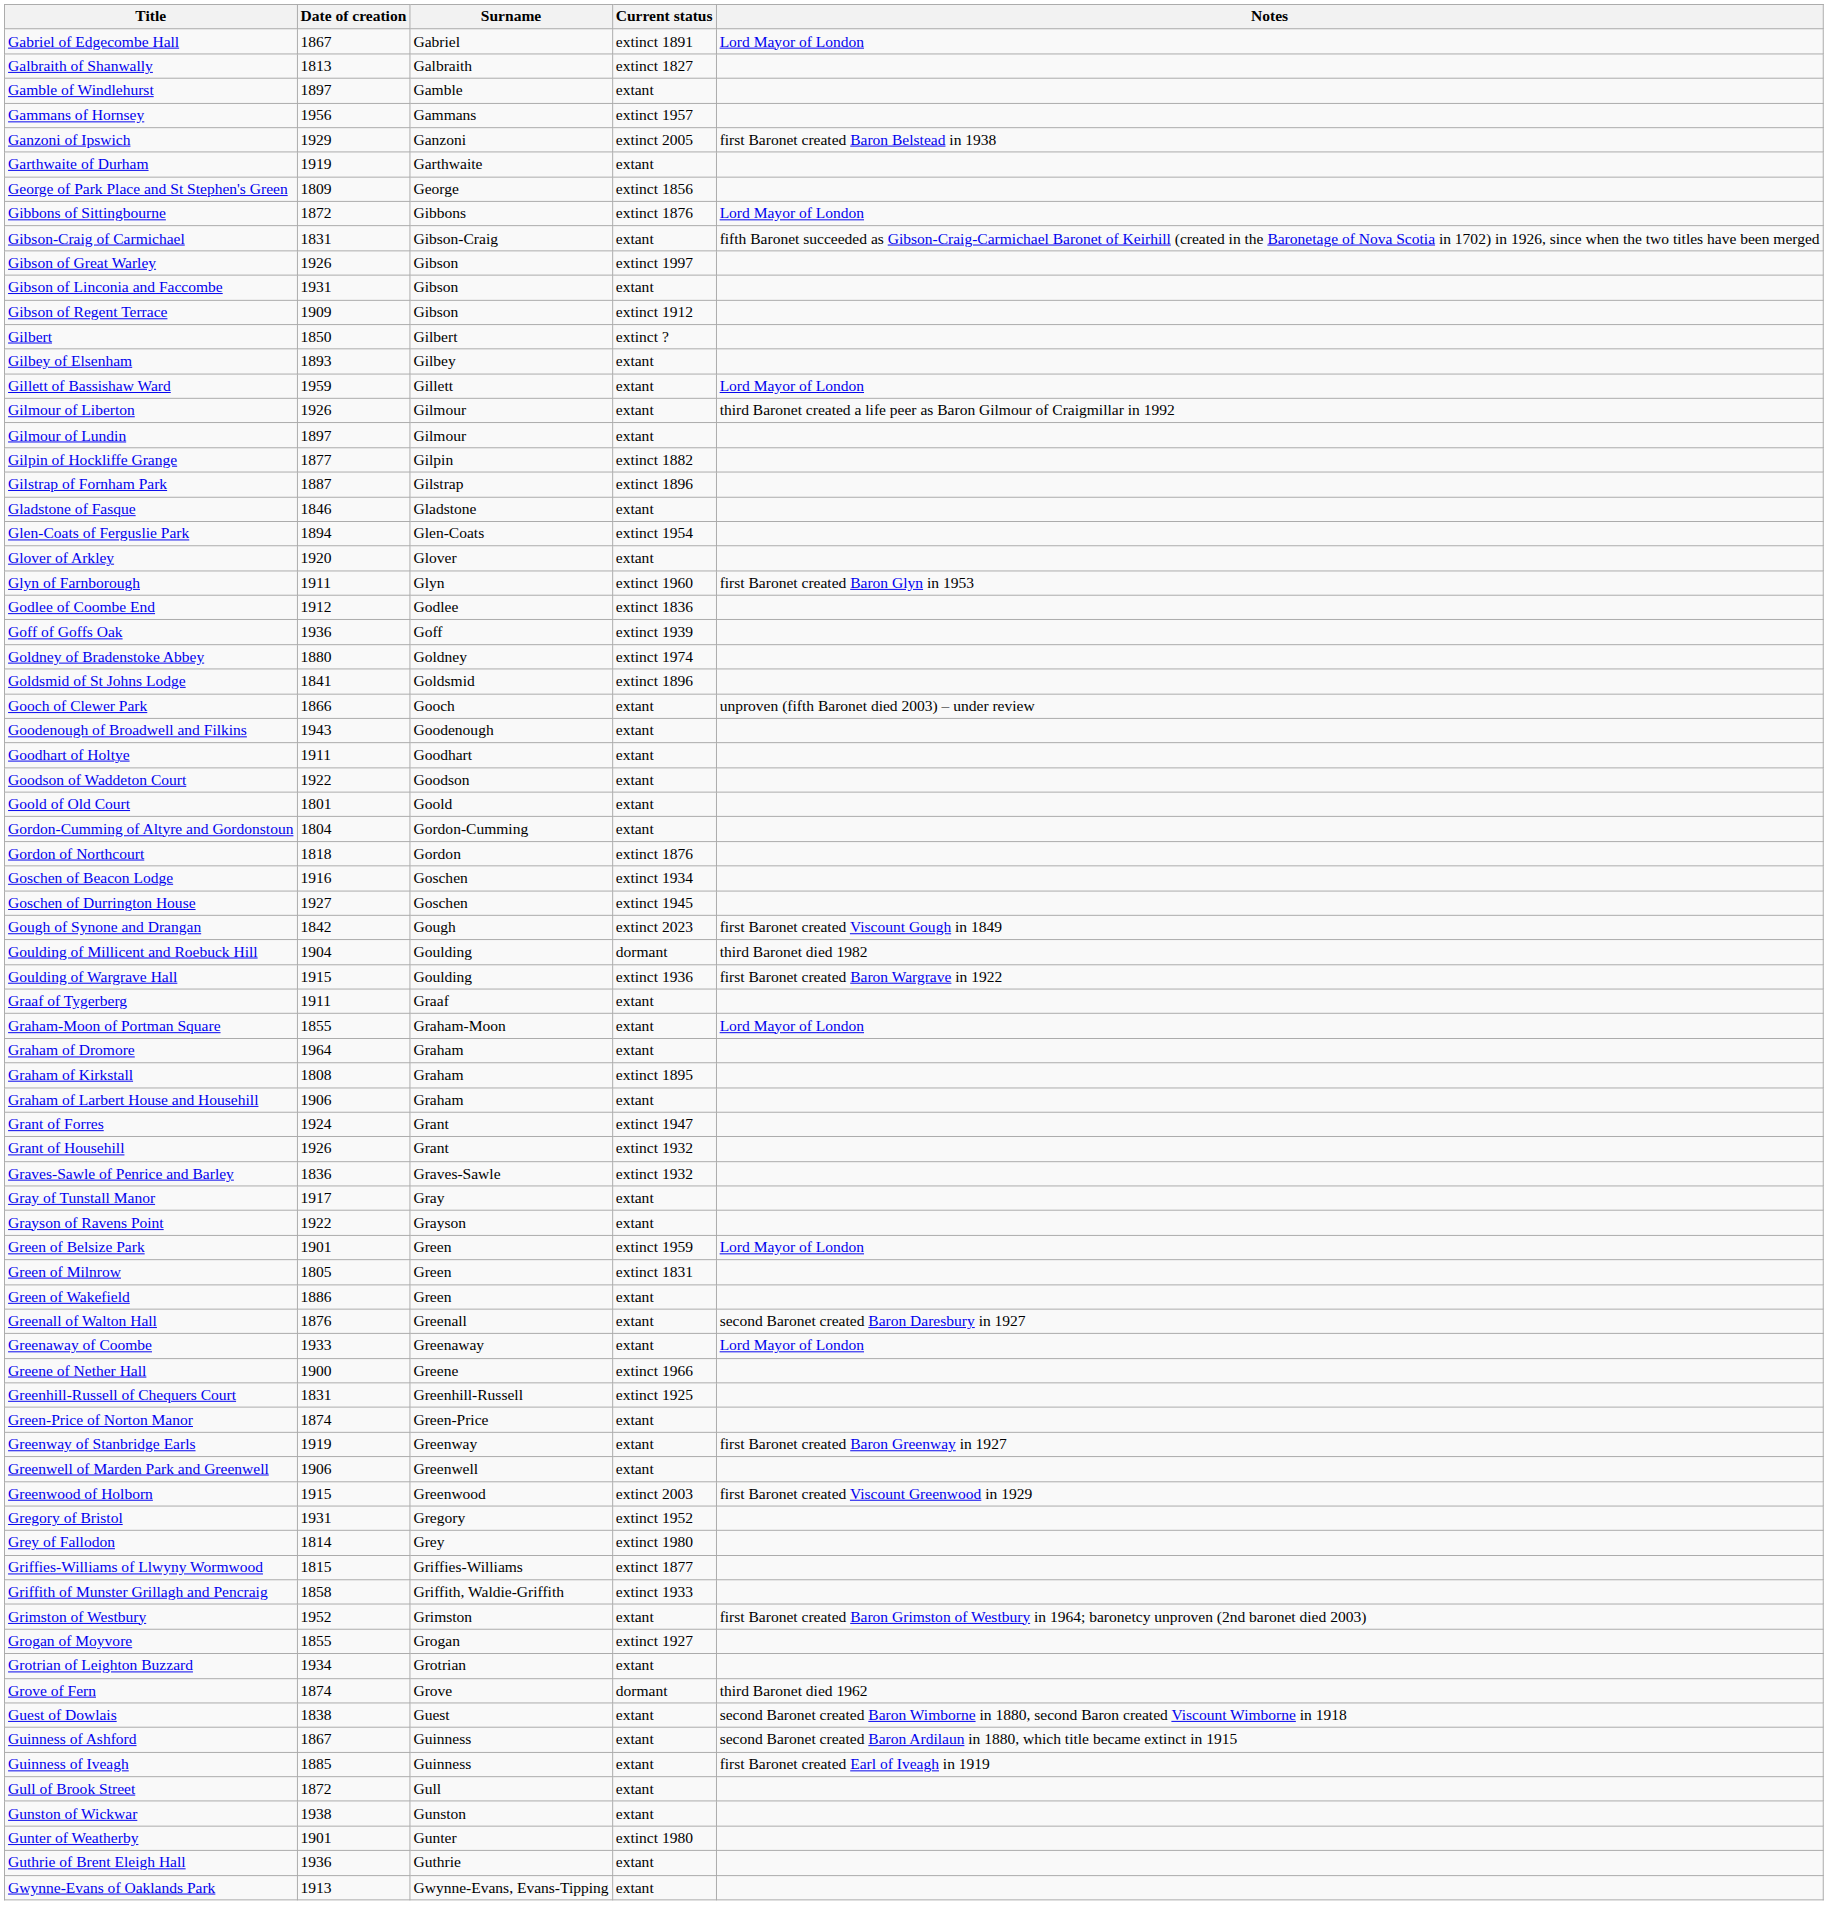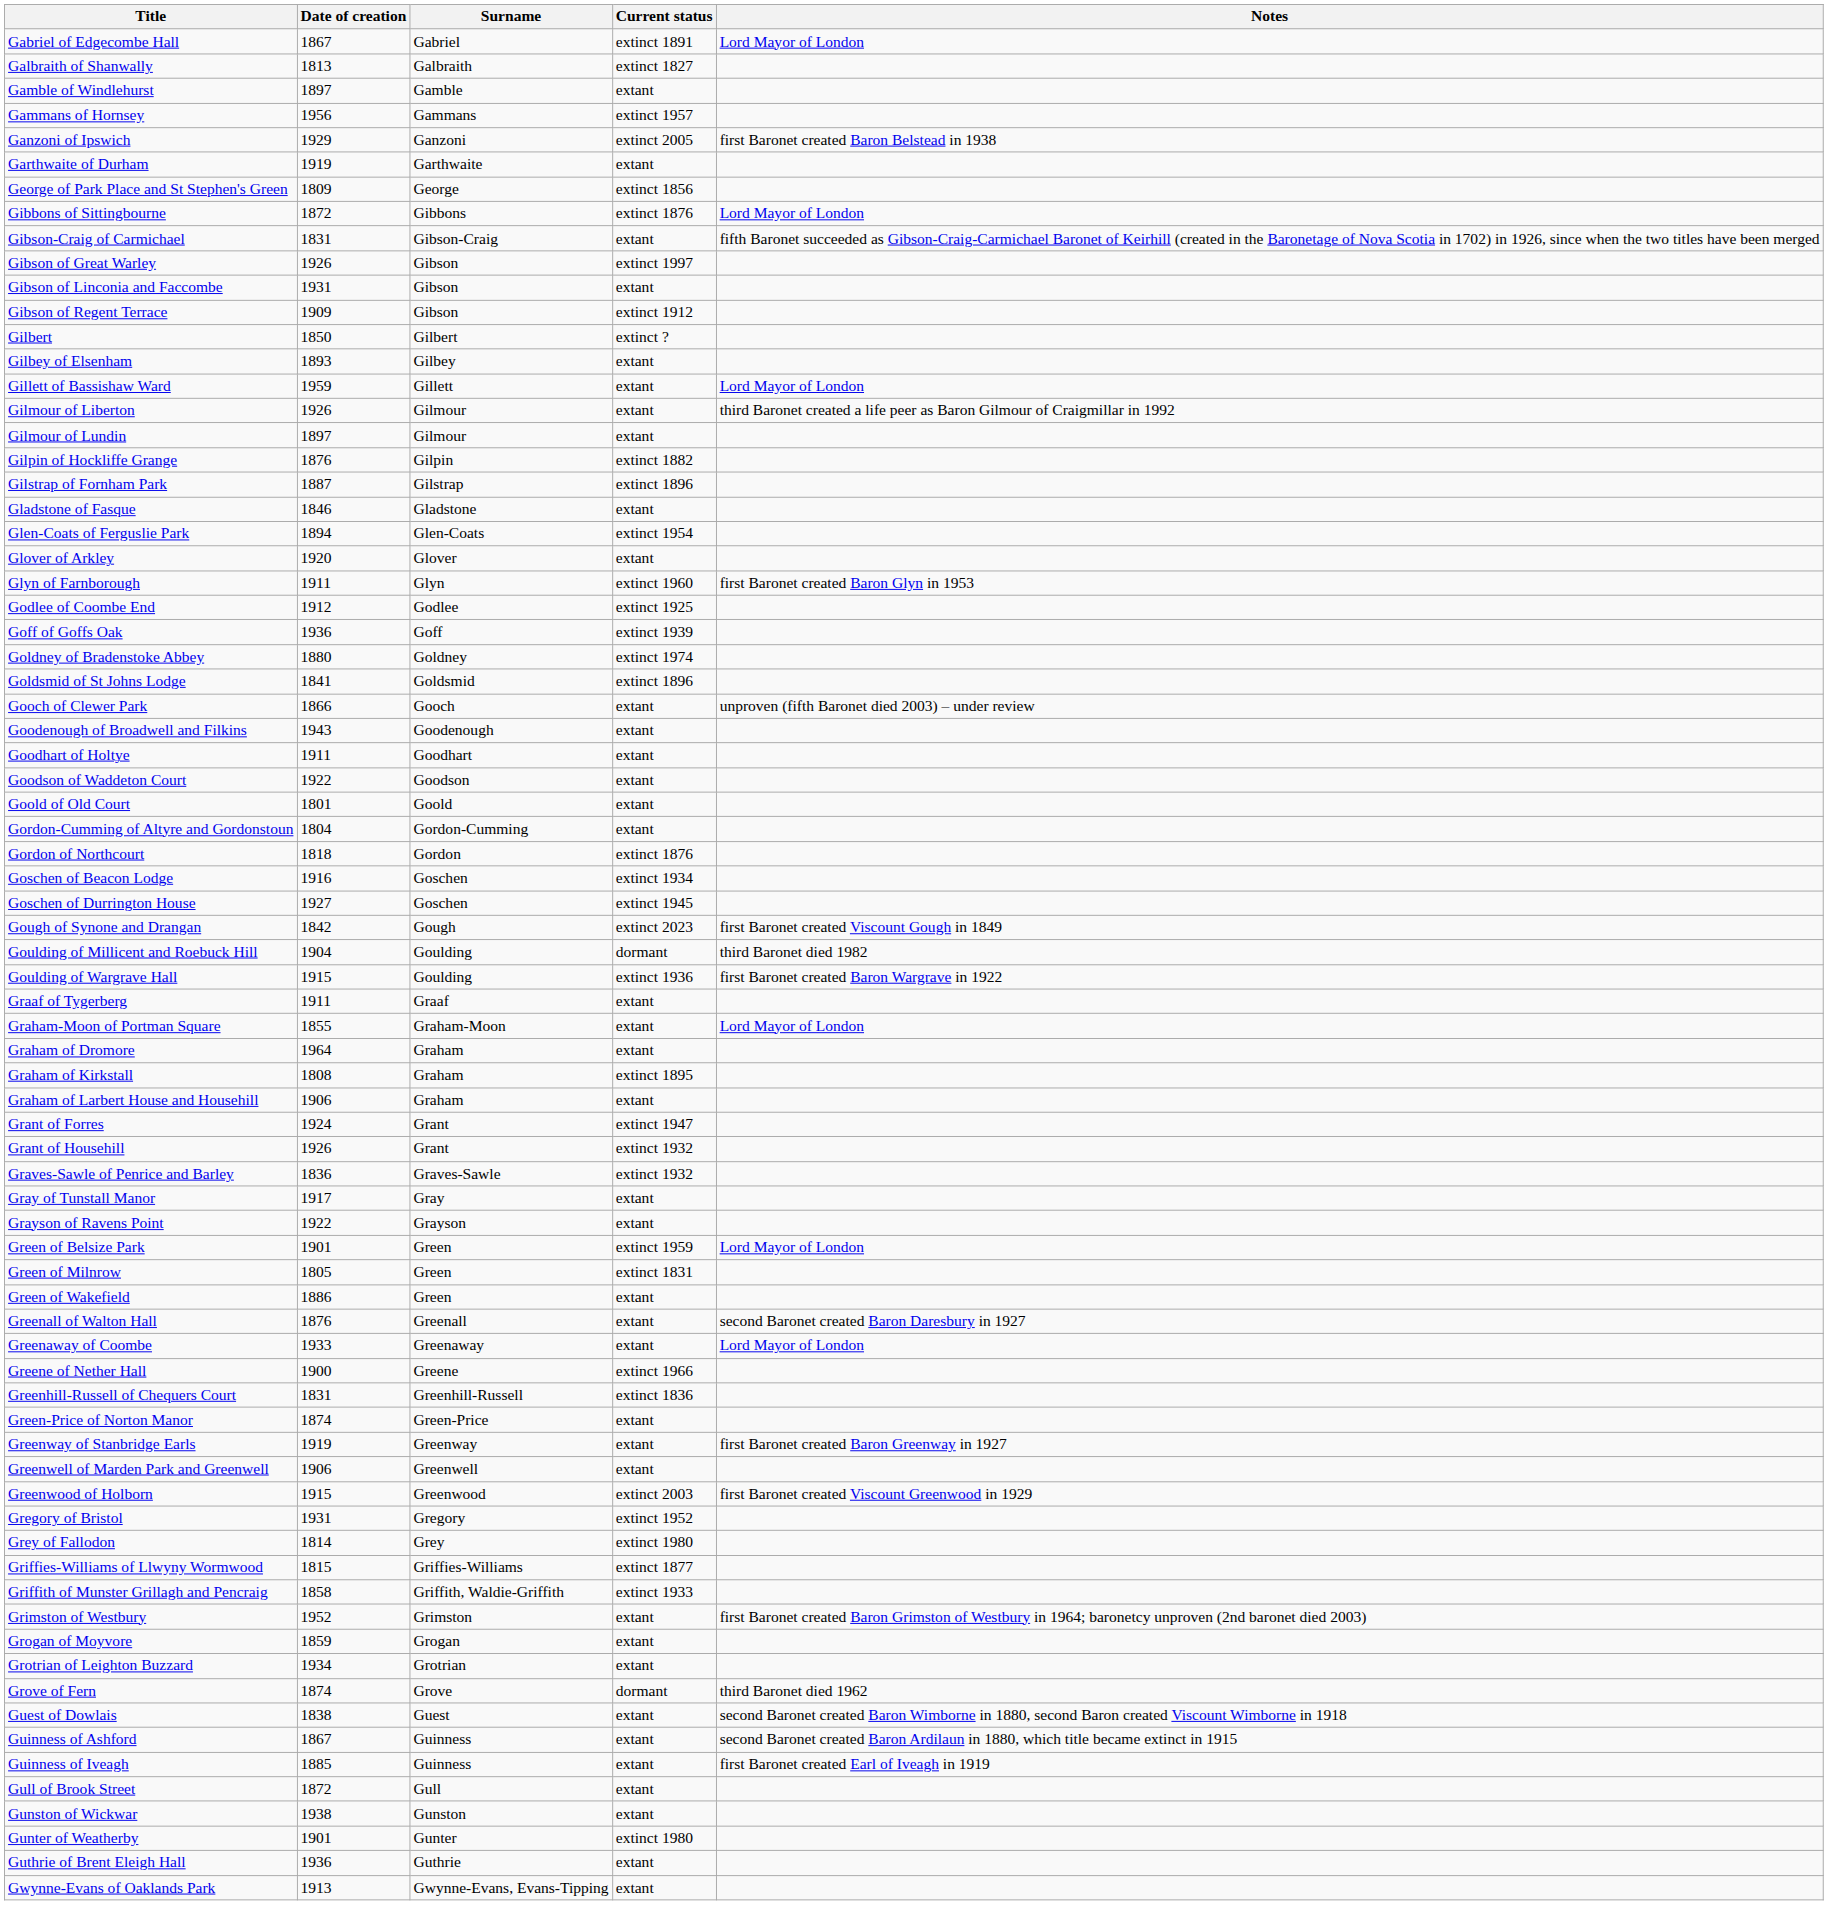(316, 459) 1877 -> (316, 459) 1876
(654, 607) extinct 1836 -> (654, 607) extinct 1925
(654, 1395) extinct 1925 -> (654, 1395) extinct 1836
(316, 1641) 1855 -> (316, 1641) 1859
(654, 1641) extinct 1927 -> (635, 1641) extant
